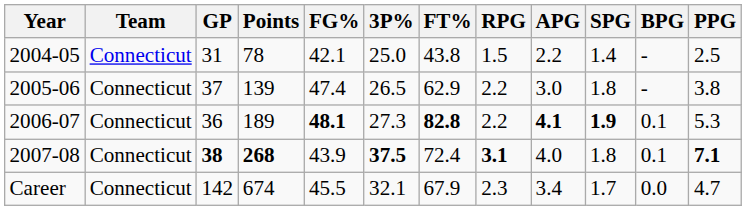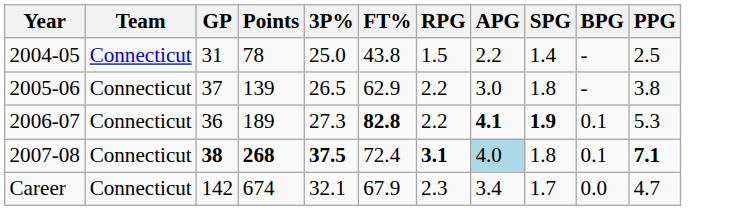- column: (334, 21)
(549, 155) no background -> (489, 155) lightblue background
